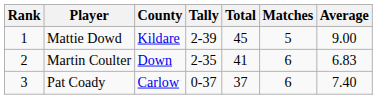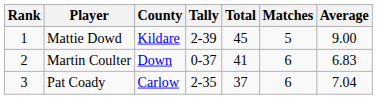(204, 60) 2-35 -> (204, 60) 0-37
(204, 82) 0-37 -> (204, 82) 2-35
(344, 82) 7.40 -> (344, 82) 7.04
